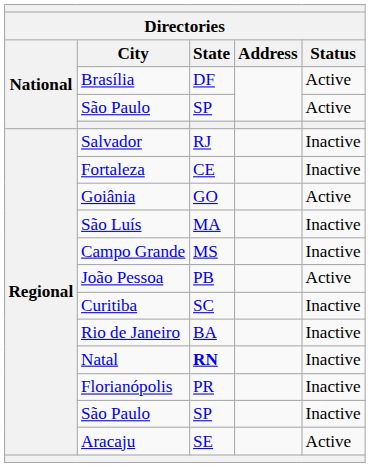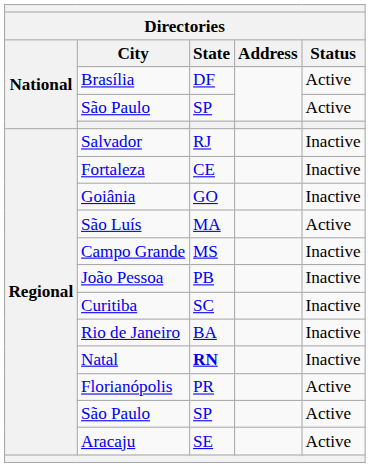(328, 196) Active -> (333, 196) Inactive
(333, 223) Inactive -> (328, 223) Active
(328, 278) Active -> (333, 278) Inactive
(333, 386) Inactive -> (328, 386) Active
(333, 413) Inactive -> (328, 413) Active
